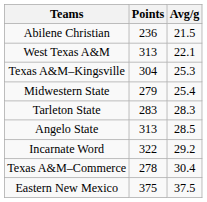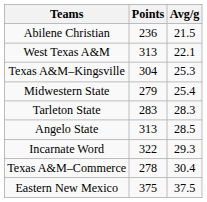(185, 149) 29.2 -> (185, 149) 29.3
